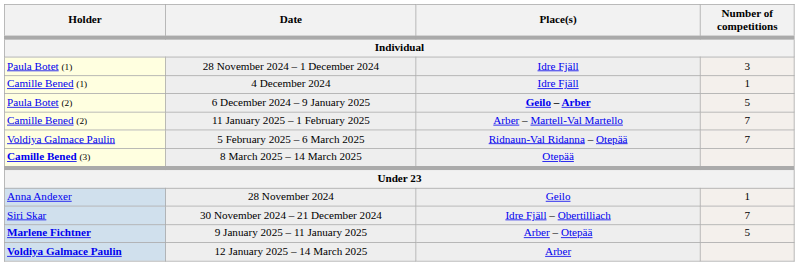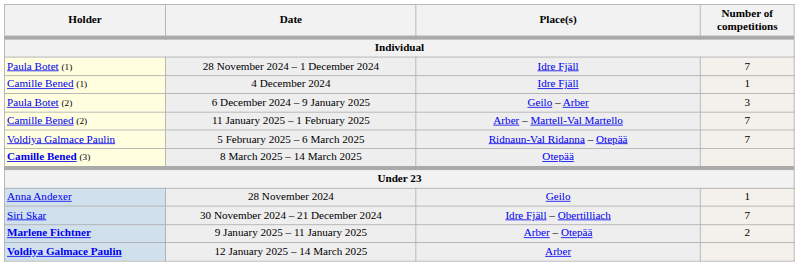(747, 66) 3 -> (747, 66) 7
(558, 102) bold -> (558, 102) normal
(747, 102) 5 -> (747, 102) 3
(747, 233) 5 -> (747, 233) 2
